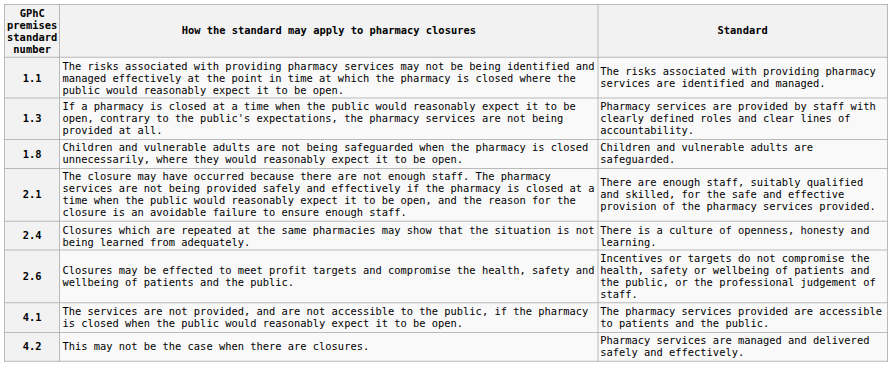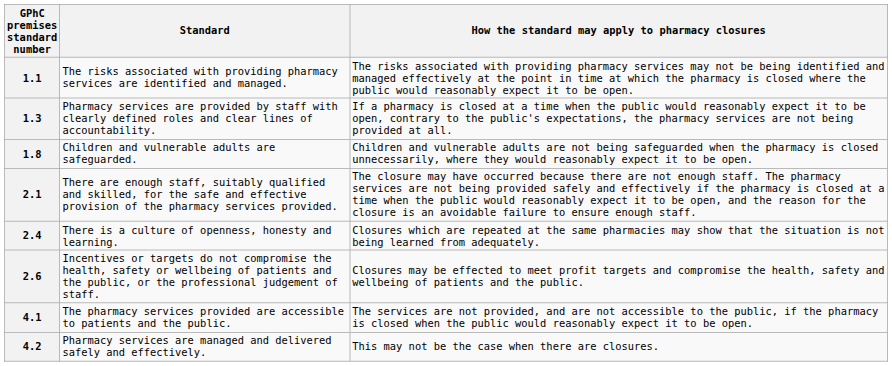columns swapped: (743, 31) <-> (329, 31)
